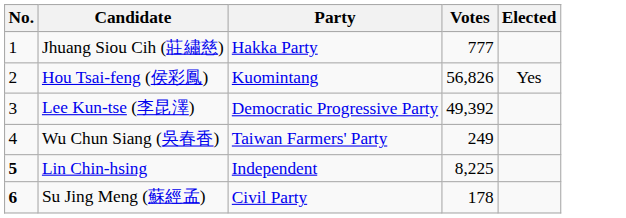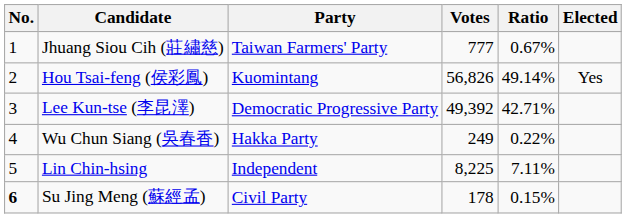+ column: (528, 18)
(275, 47) Hakka Party -> (310, 47) Taiwan Farmers' Party
(310, 139) Taiwan Farmers' Party -> (275, 139) Hakka Party
(13, 168) bold -> (13, 168) normal
